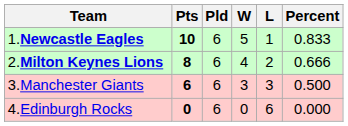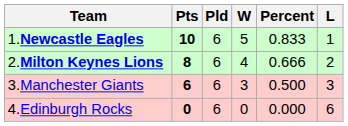columns swapped: (269, 16) <-> (312, 16)
